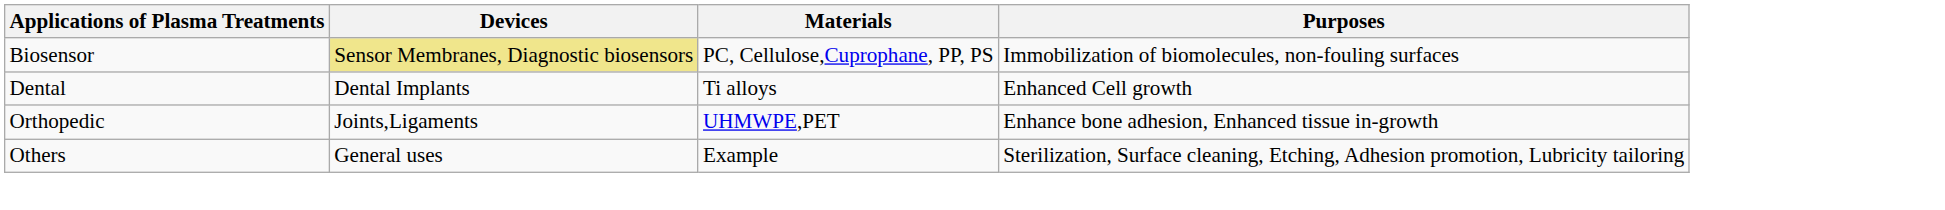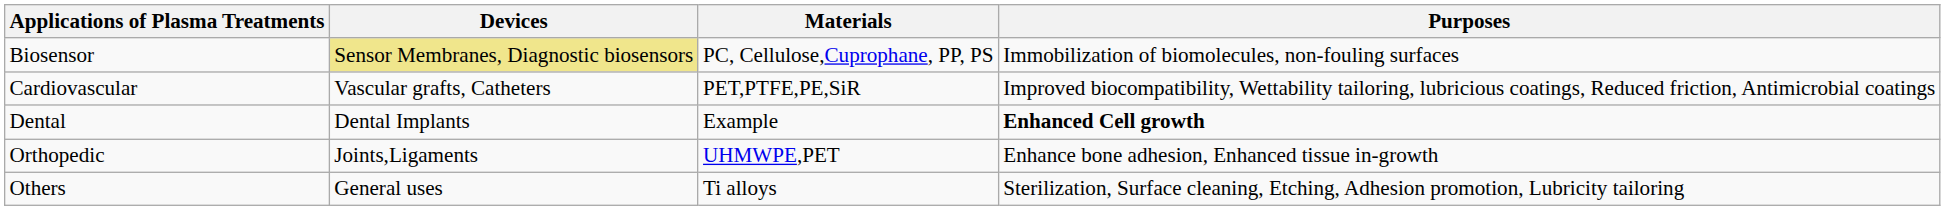+ row: (73, 88)
(740, 88) Ti alloys -> (741, 121) Example
(1098, 88) normal -> (1104, 121) bold
(741, 155) Example -> (740, 188) Ti alloys
